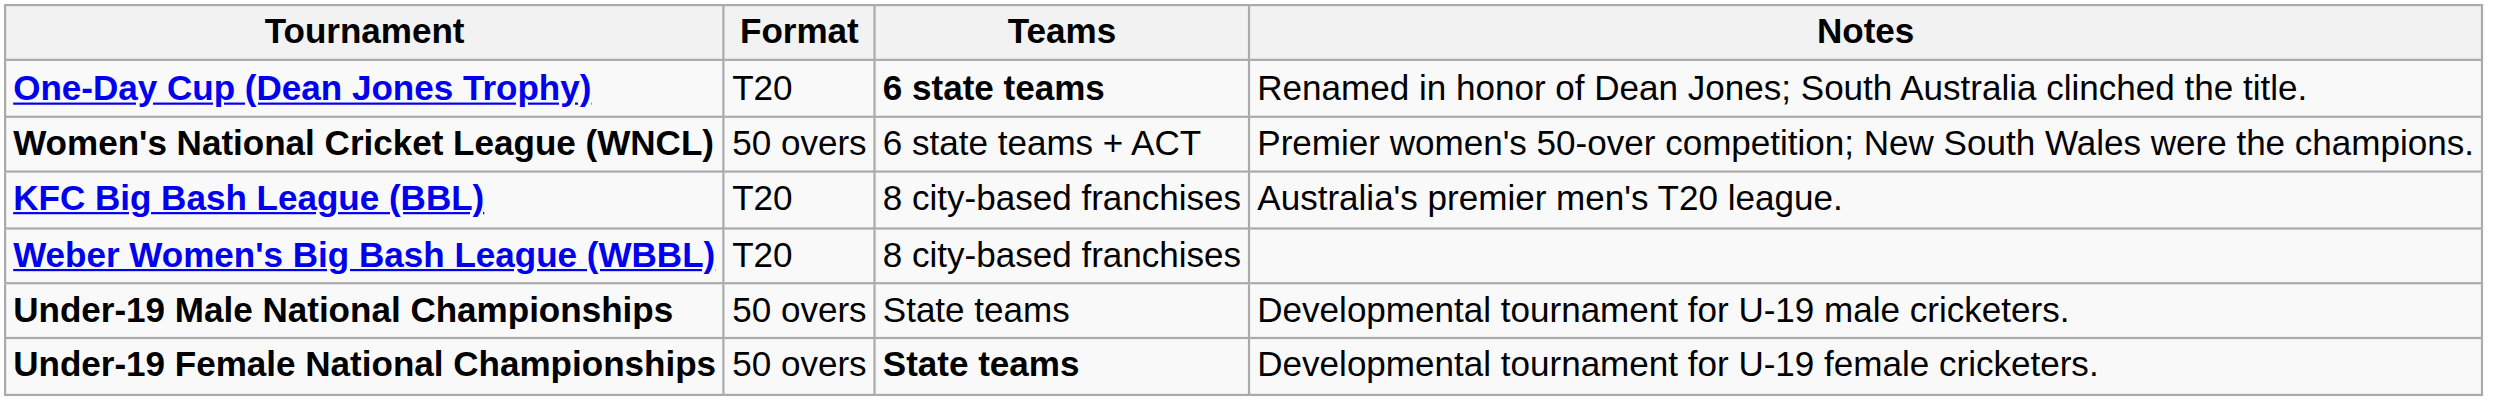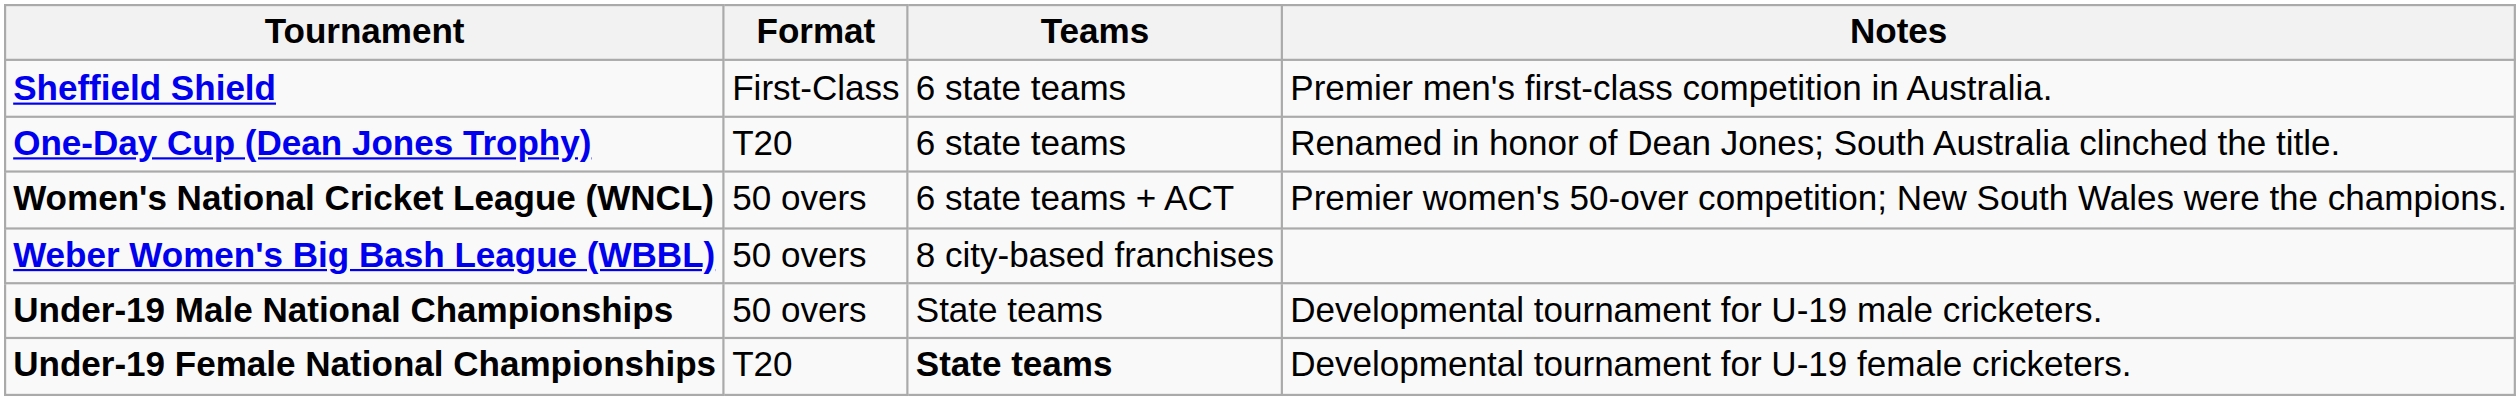+ row: (145, 87)
(994, 87) bold -> (1021, 143) normal
- row: (249, 198)
(762, 254) T20 -> (799, 254) 50 overs
(799, 365) 50 overs -> (762, 365) T20
